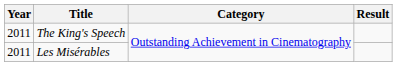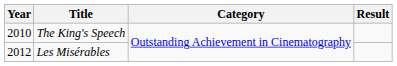(19, 33) 2011 -> (19, 33) 2010
(19, 52) 2011 -> (19, 52) 2012
